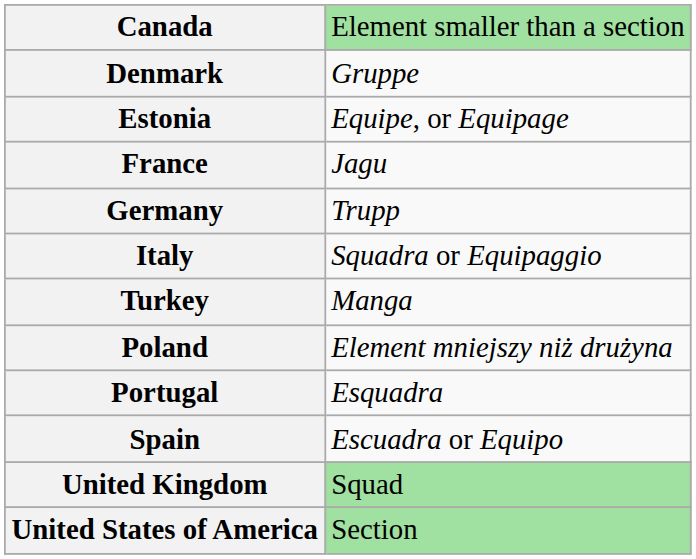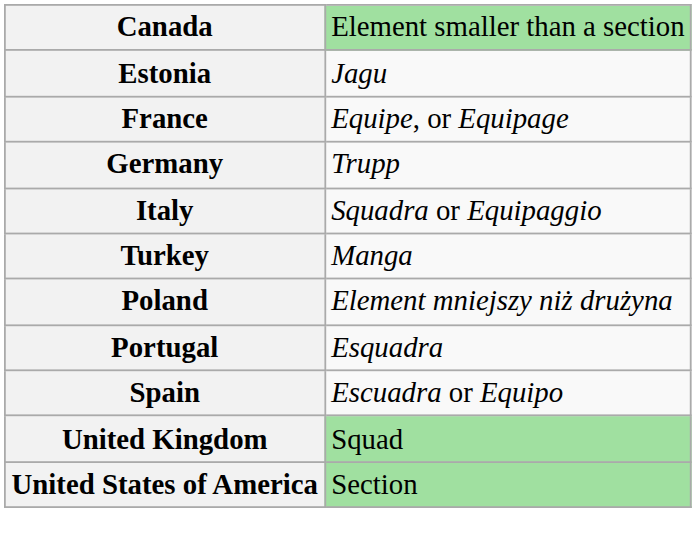- row: (165, 73)
(450, 118) Equipe, or Equipage -> (359, 73) Jagu
(359, 164) Jagu -> (450, 118) Equipe, or Equipage
